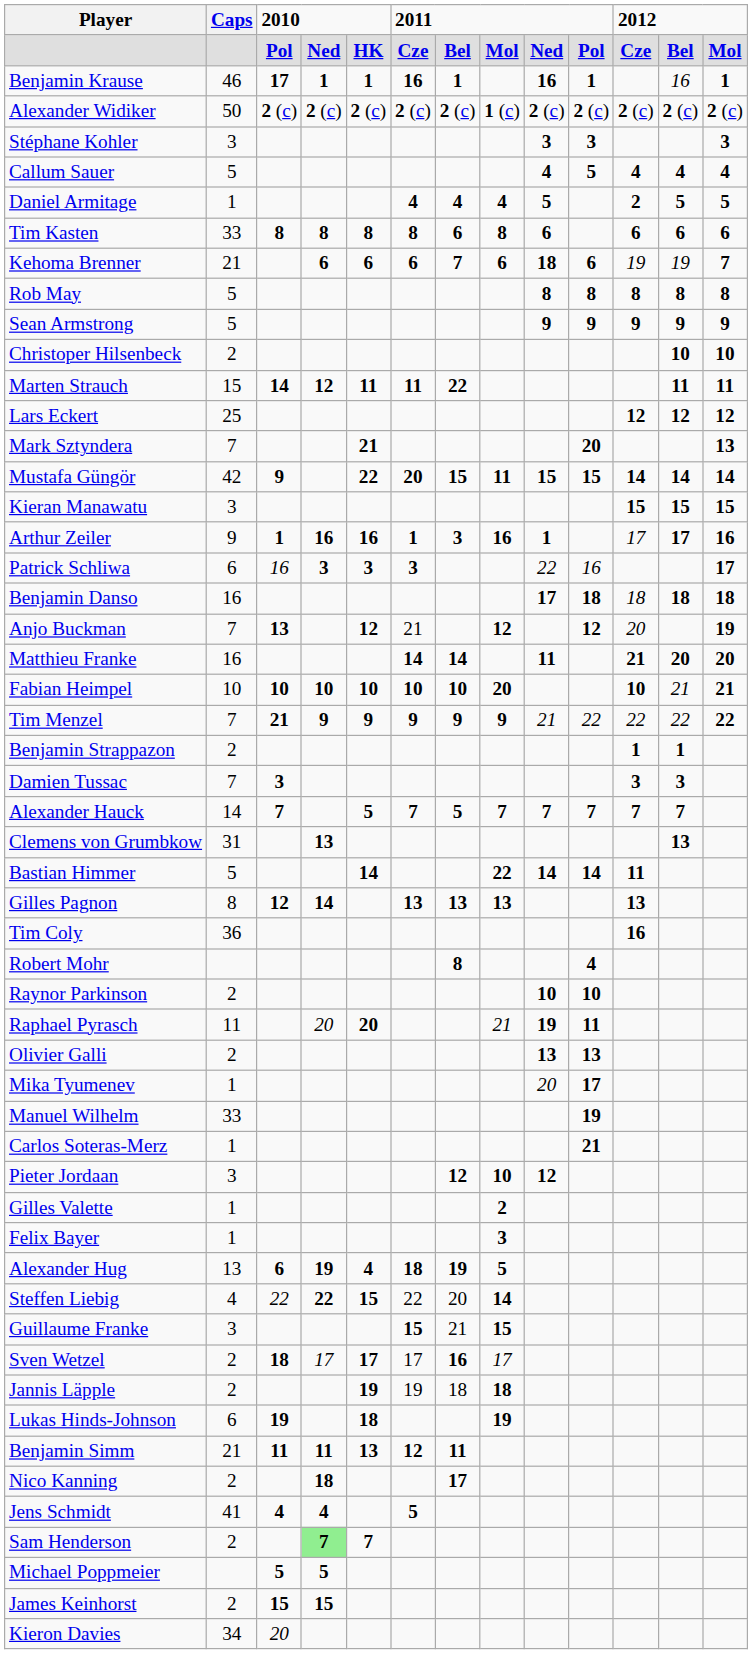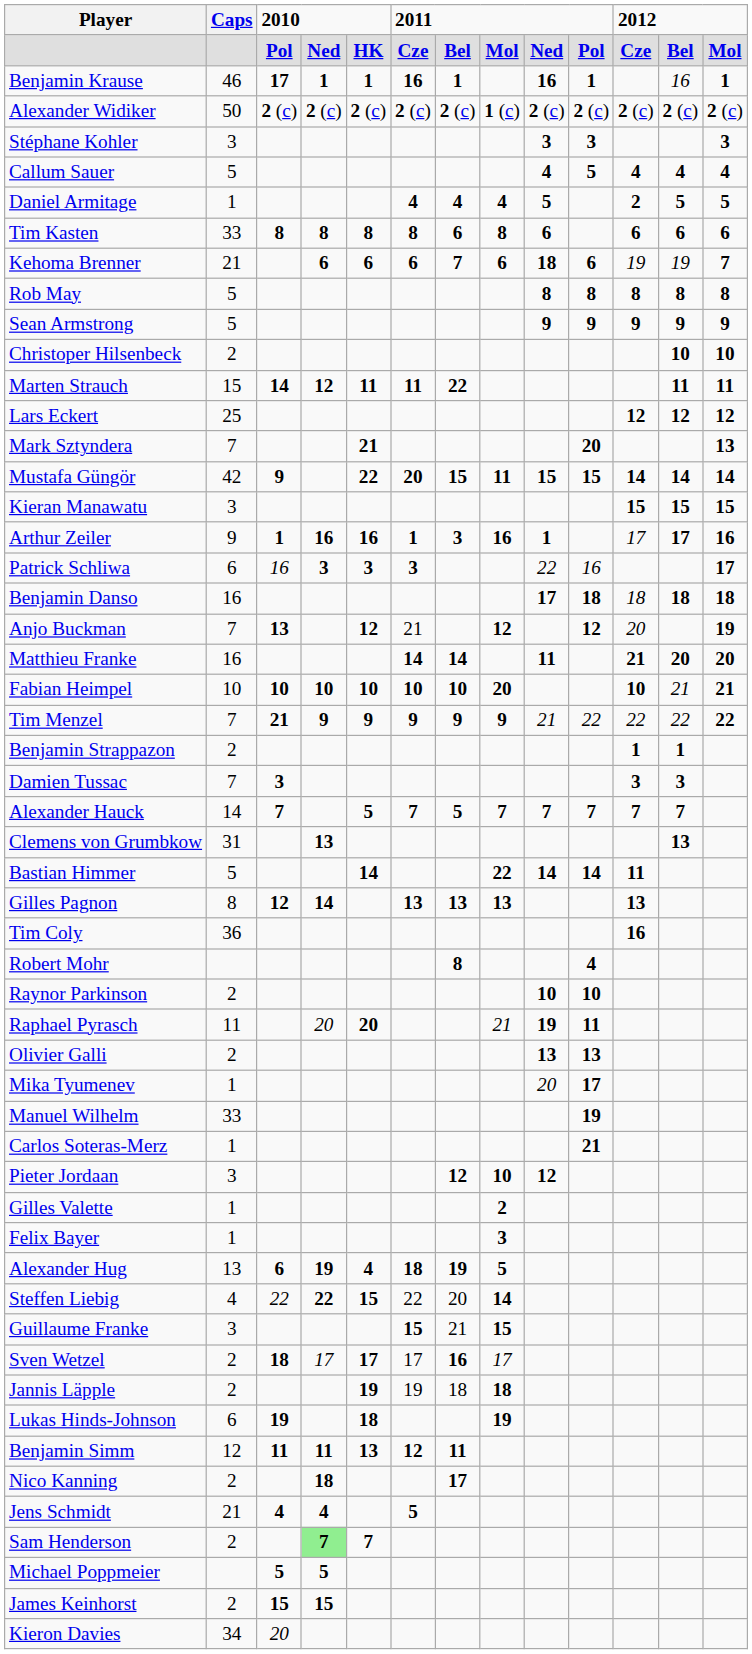(232, 1450) 21 -> (232, 1450) 12
(232, 1511) 41 -> (232, 1511) 21
